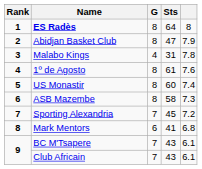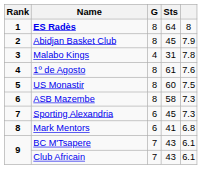(171, 41) 47 -> (171, 41) 45
(189, 85) 7.4 -> (189, 85) 7.5
(154, 114) 7 -> (154, 114) 6
(189, 114) 7.2 -> (189, 114) 7.3
